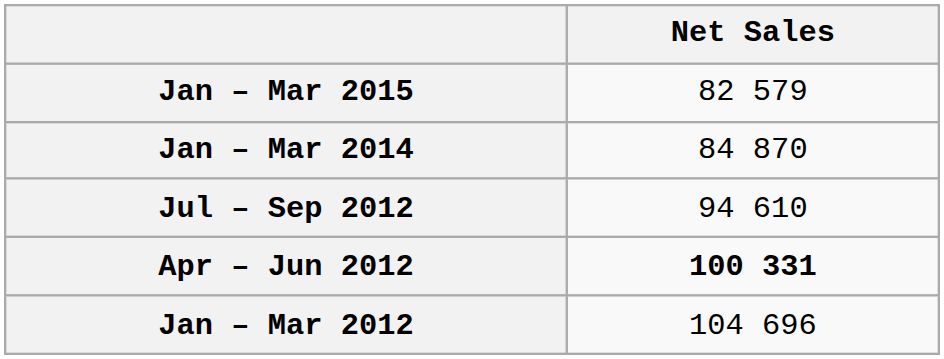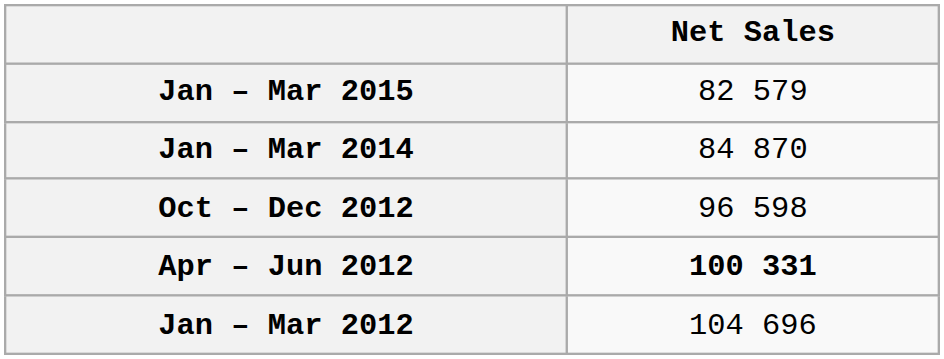+ row: (286, 208)
- row: (286, 208)
